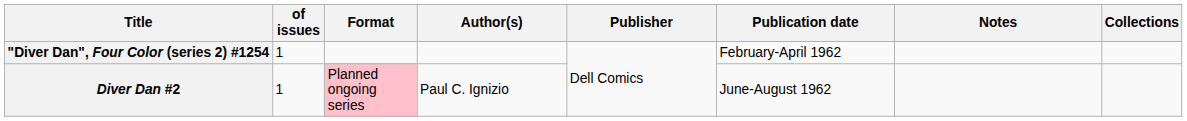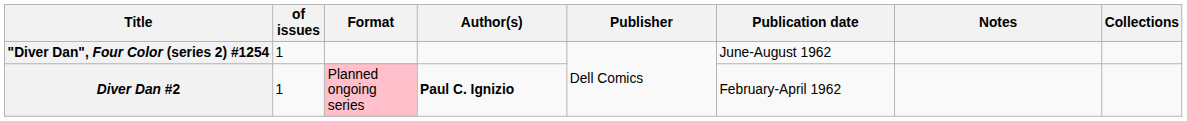(780, 52) February-April 1962 -> (775, 52) June-August 1962
(464, 90) normal -> (467, 90) bold
(775, 90) June-August 1962 -> (780, 90) February-April 1962
